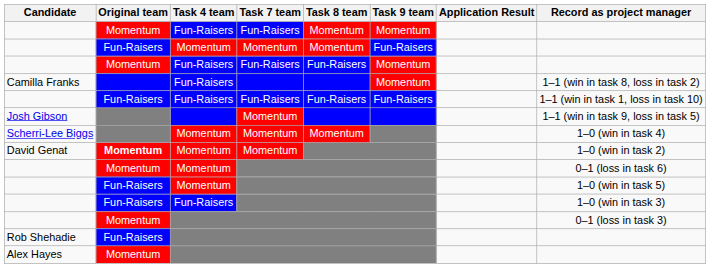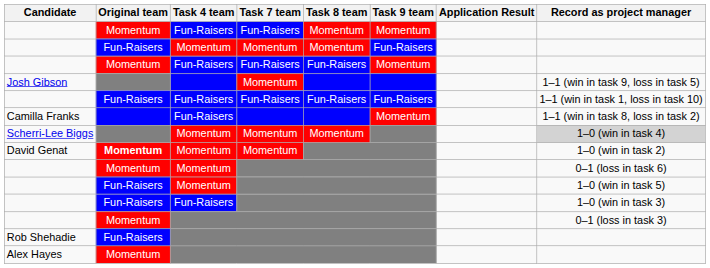rows swapped: (37, 116) <-> (43, 82)
(621, 133) no background -> (621, 133) lightgrey background
